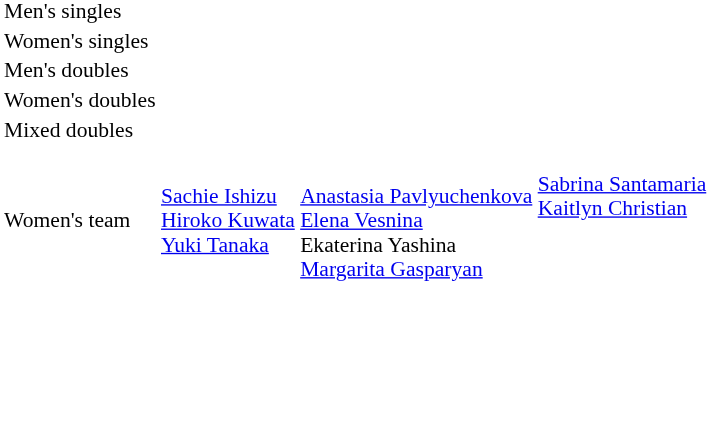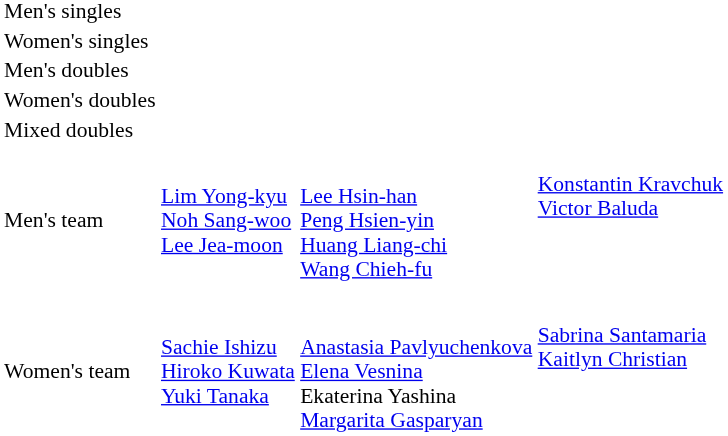+ row: (54, 220)
